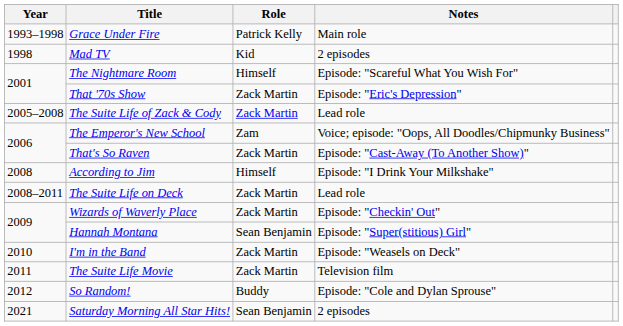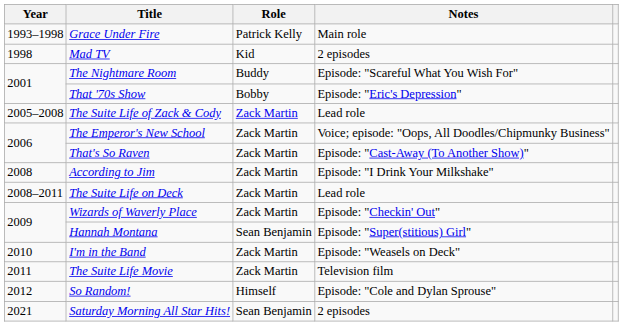(256, 73) Himself -> (252, 73) Buddy
(267, 93) Zack Martin -> (252, 93) Bobby
(247, 133) Zam -> (267, 133) Zack Martin
(256, 172) Himself -> (267, 172) Zack Martin
(252, 291) Buddy -> (256, 291) Himself
